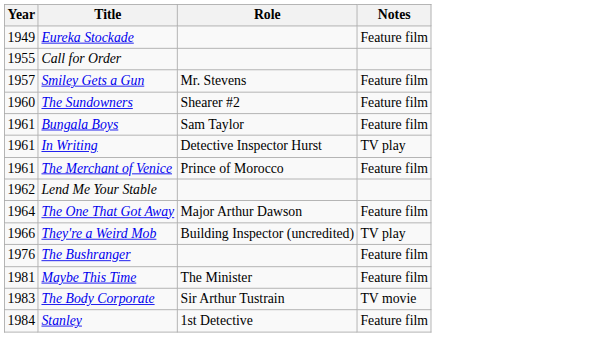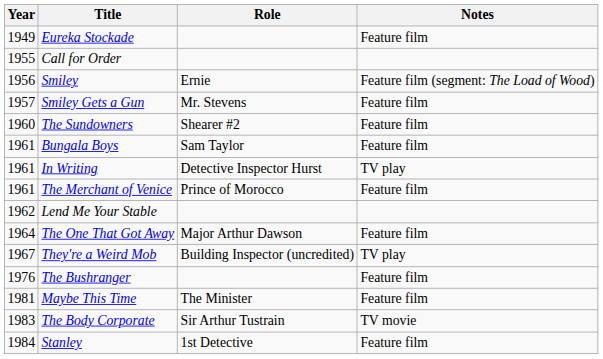+ row: (60, 80)
(21, 233) 1966 -> (21, 255) 1967
